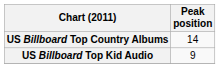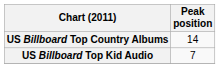(193, 55) 9 -> (193, 55) 7
